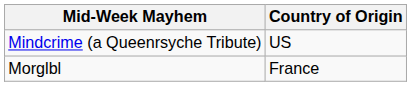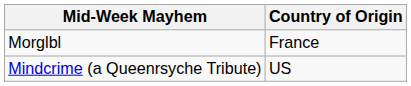rows swapped: (35, 68) <-> (135, 42)
